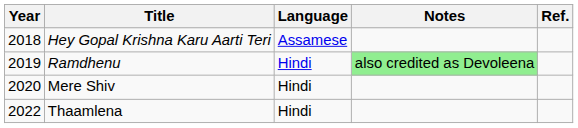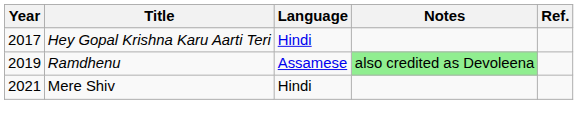(24, 39) 2018 -> (24, 39) 2017
(312, 39) Assamese -> (295, 39) Hindi
(295, 63) Hindi -> (312, 63) Assamese
(24, 87) 2020 -> (24, 87) 2021
- row: (85, 110)
